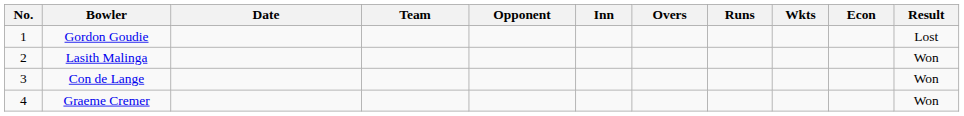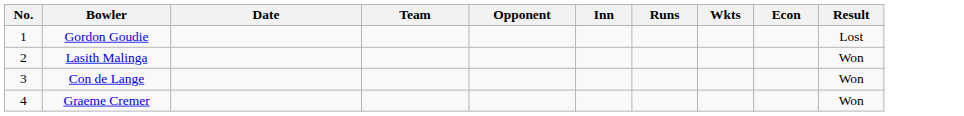- column: (670, 15)
